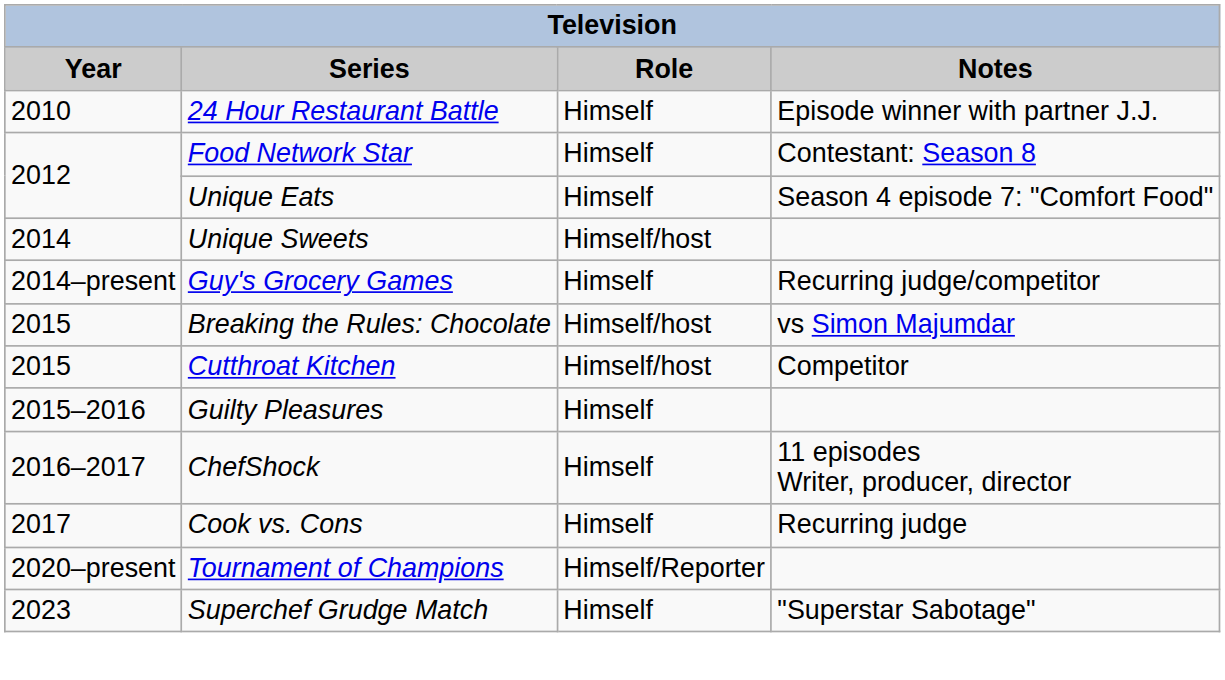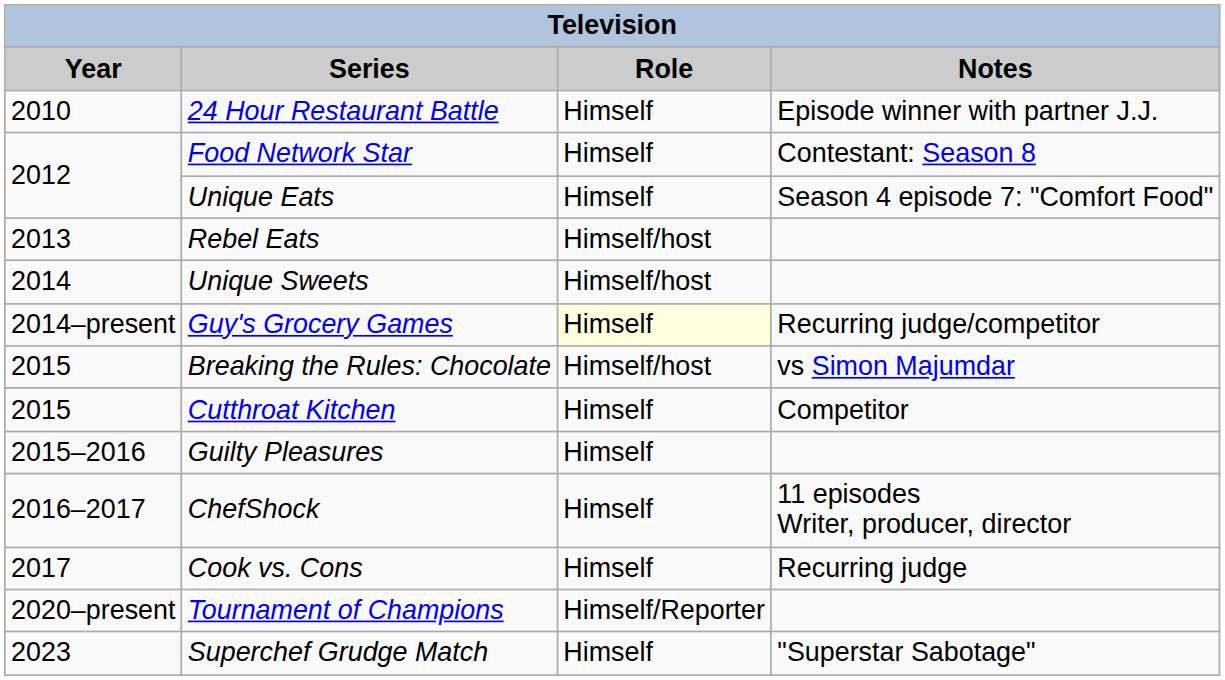+ row: (254, 238)
(608, 281) no background -> (608, 324) lightyellow background
(637, 366) Himself/host -> (608, 409) Himself
